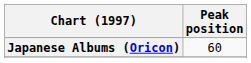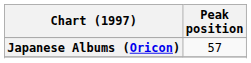(215, 47) 60 -> (215, 47) 57
